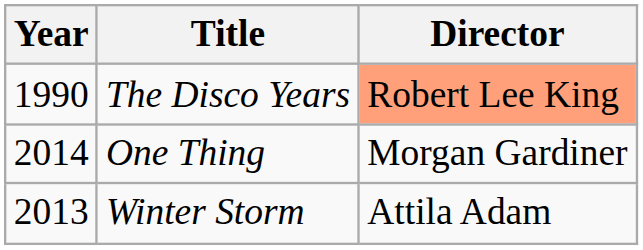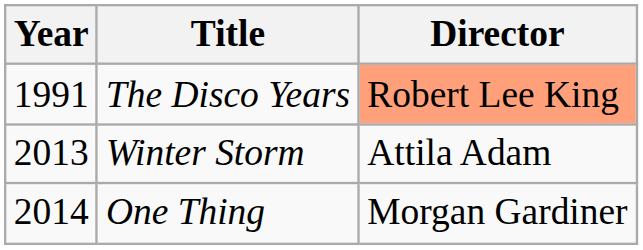(51, 93) 1990 -> (51, 93) 1991
rows swapped: (205, 212) <-> (185, 152)
